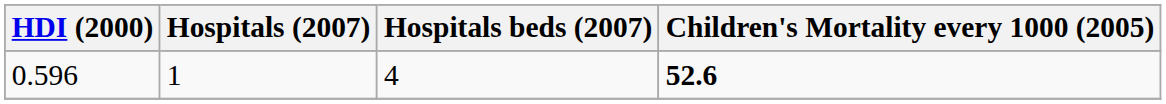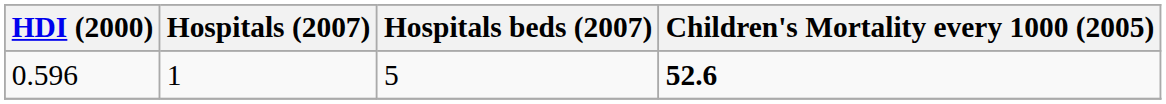(391, 74) 4 -> (391, 74) 5
